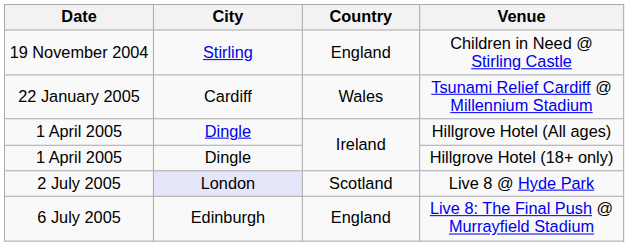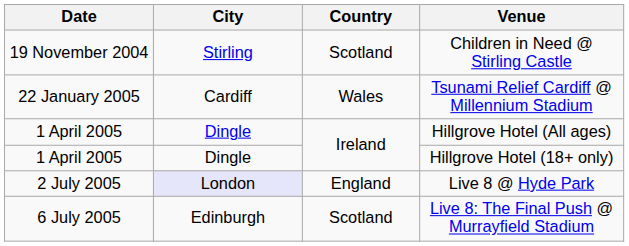(361, 52) England -> (361, 52) Scotland
(361, 183) Scotland -> (361, 183) England
(361, 218) England -> (361, 218) Scotland
